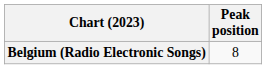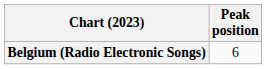(235, 52) 8 -> (235, 52) 6
